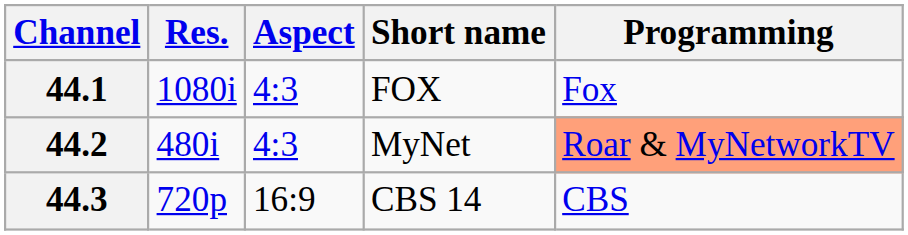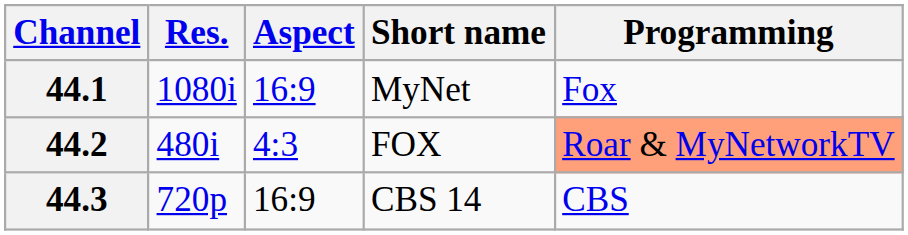(276, 88) 4:3 -> (284, 88) 16:9
(406, 88) FOX -> (421, 88) MyNet
(421, 144) MyNet -> (406, 144) FOX
